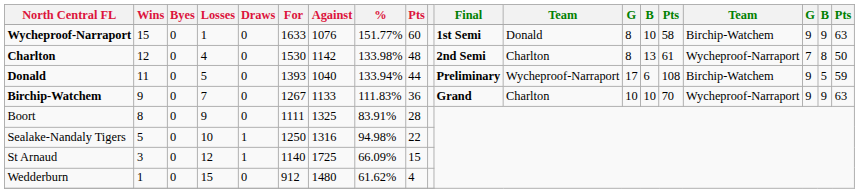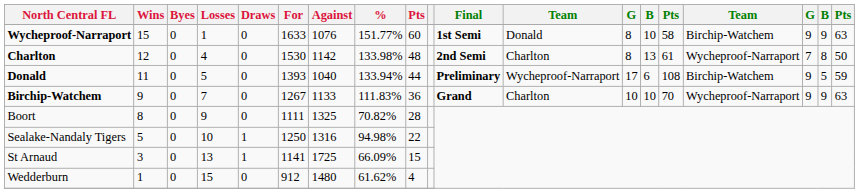(377, 116) 83.91% -> (377, 116) 70.82%
(207, 157) 12 -> (207, 157) 13
(293, 157) 1140 -> (293, 157) 1141
